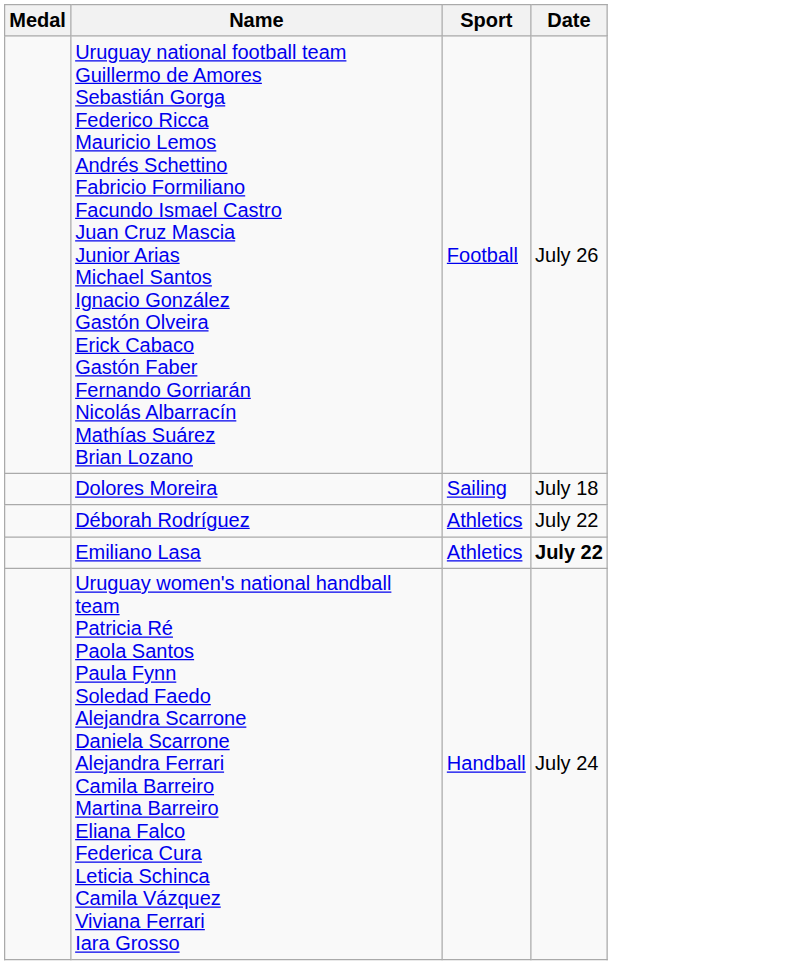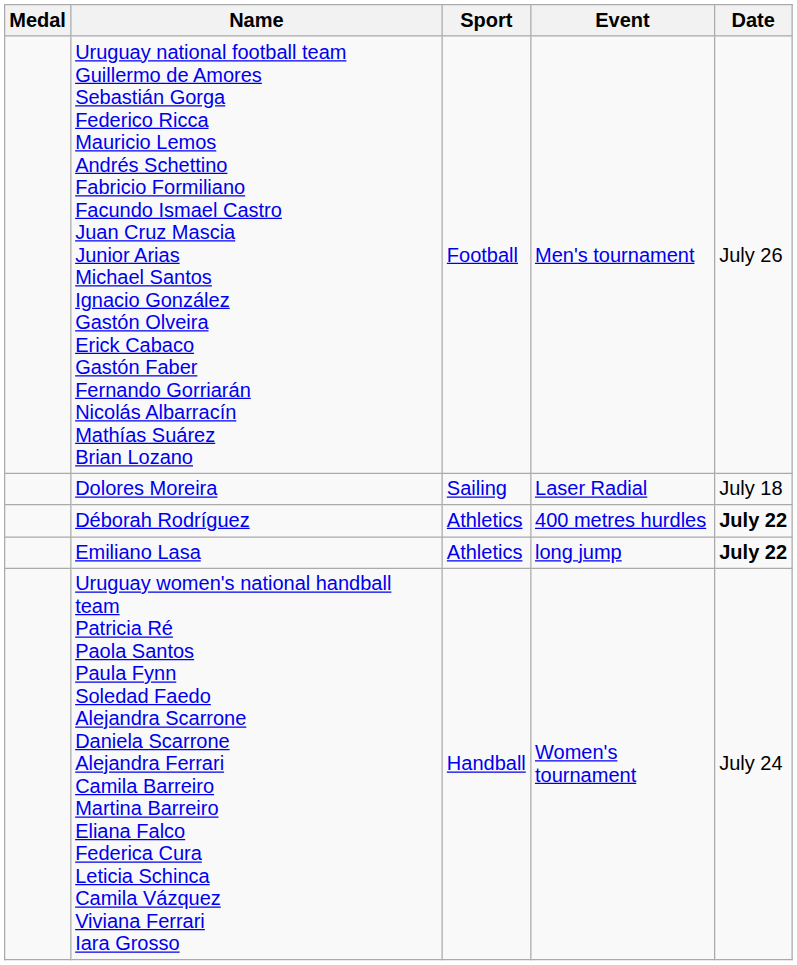+ column: (623, 20)
(567, 520) normal -> (753, 520) bold
